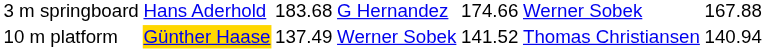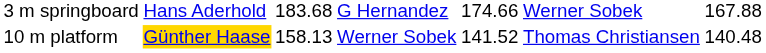(304, 36) 137.49 -> (304, 36) 158.13
(733, 36) 140.94 -> (733, 36) 140.48
